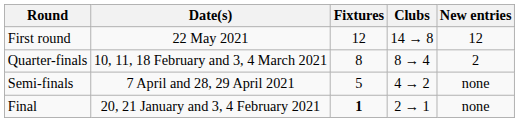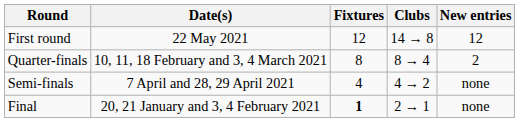(359, 83) 5 -> (359, 83) 4
